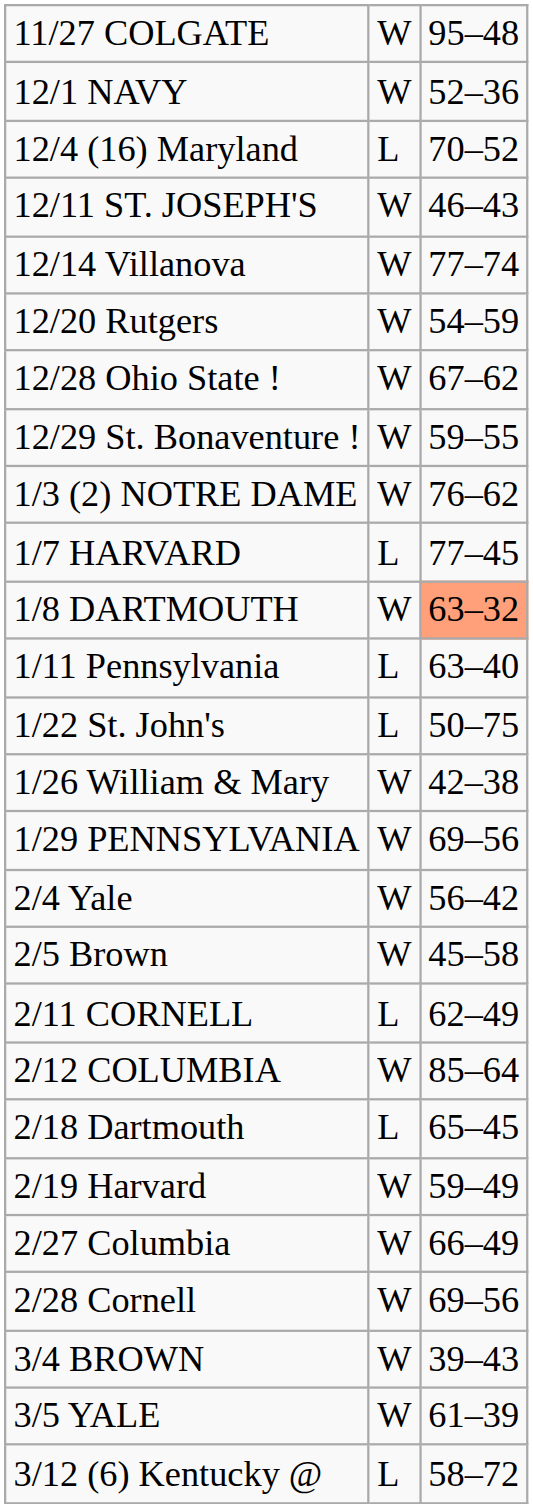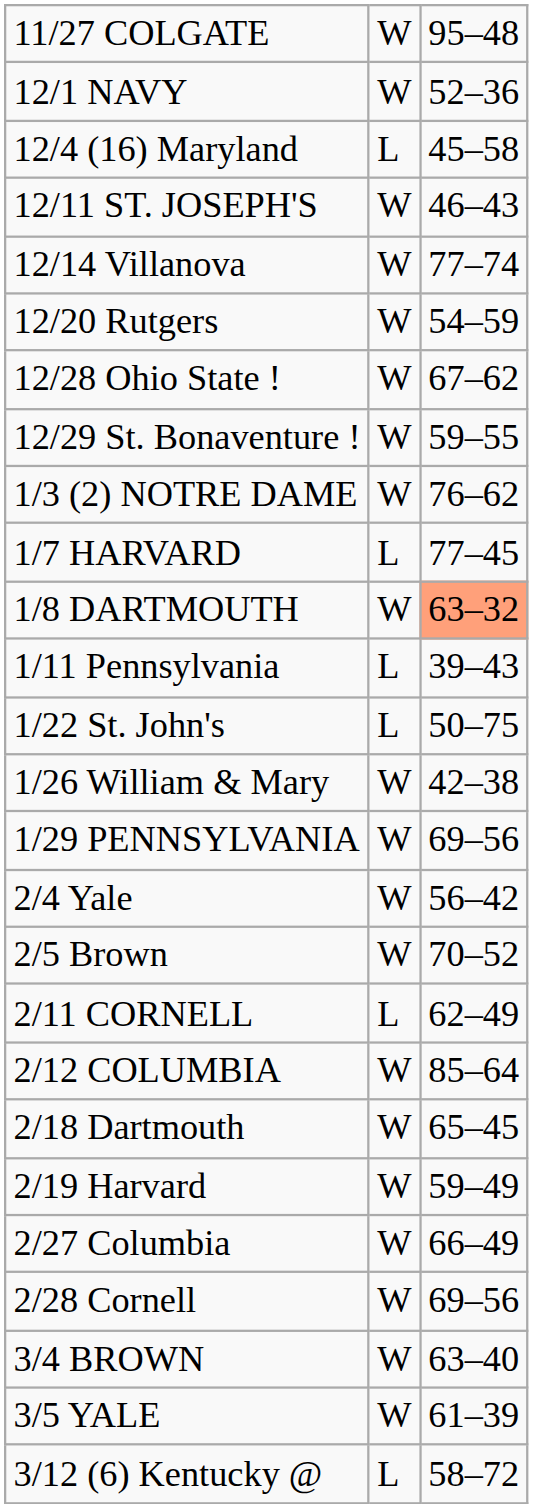(474, 148) 70–52 -> (474, 148) 45–58
(474, 666) 63–40 -> (474, 666) 39–43
(474, 954) 45–58 -> (474, 954) 70–52
(388, 1127) L -> (394, 1127) W
(474, 1358) 39–43 -> (474, 1358) 63–40
